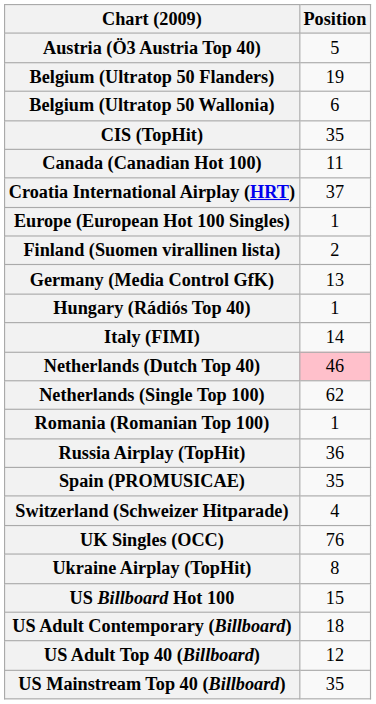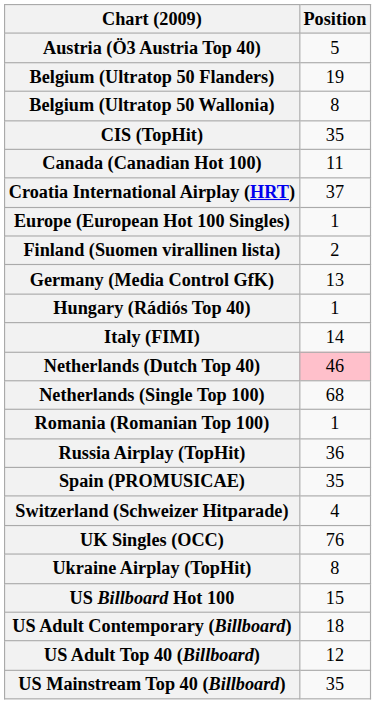(335, 105) 6 -> (335, 105) 8
(335, 395) 62 -> (335, 395) 68
